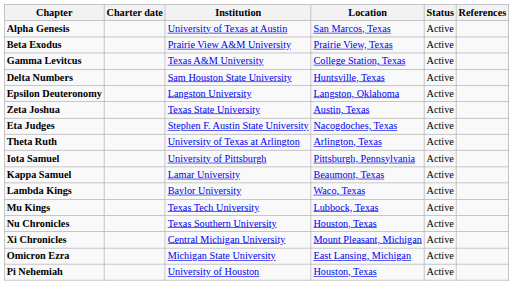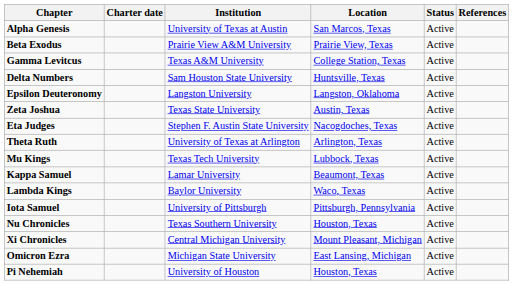rows swapped: (33, 158) <-> (28, 207)
